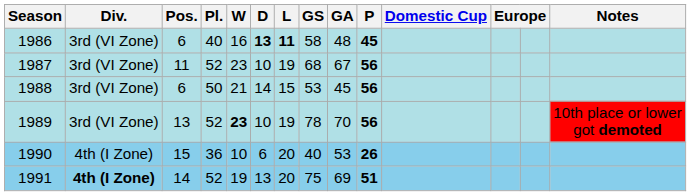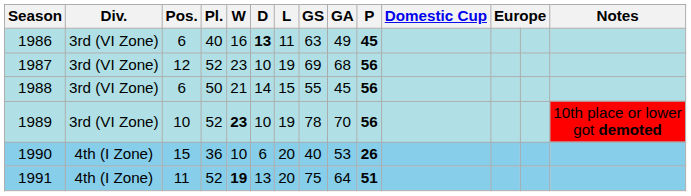(287, 40) bold -> (287, 40) normal
(313, 40) 58 -> (313, 40) 63
(342, 40) 48 -> (342, 40) 49
(182, 64) 11 -> (182, 64) 12
(313, 64) 68 -> (313, 64) 69
(342, 64) 67 -> (342, 64) 68
(313, 88) 53 -> (313, 88) 55
(182, 121) 13 -> (182, 121) 10
(114, 178) bold -> (114, 178) normal
(182, 178) 14 -> (182, 178) 11
(239, 178) normal -> (239, 178) bold
(342, 178) 69 -> (342, 178) 64
